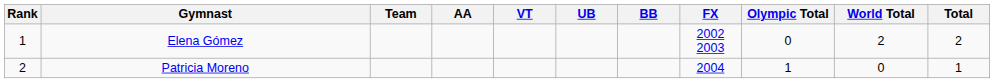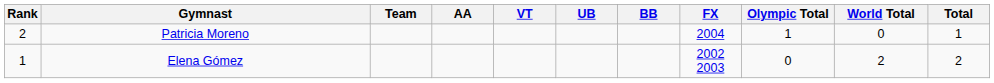rows swapped: (205, 41) <-> (205, 68)
